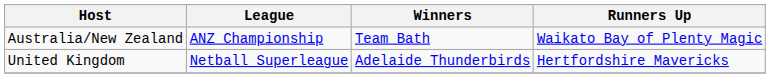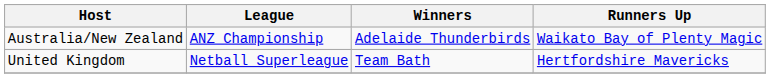(393, 39) Team Bath -> (443, 39) Adelaide Thunderbirds
(443, 61) Adelaide Thunderbirds -> (393, 61) Team Bath
